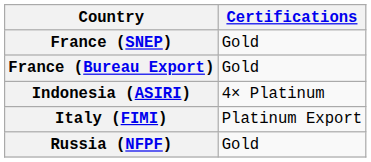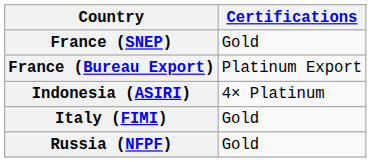(240, 68) Gold -> (292, 68) Platinum Export
(292, 119) Platinum Export -> (240, 119) Gold
